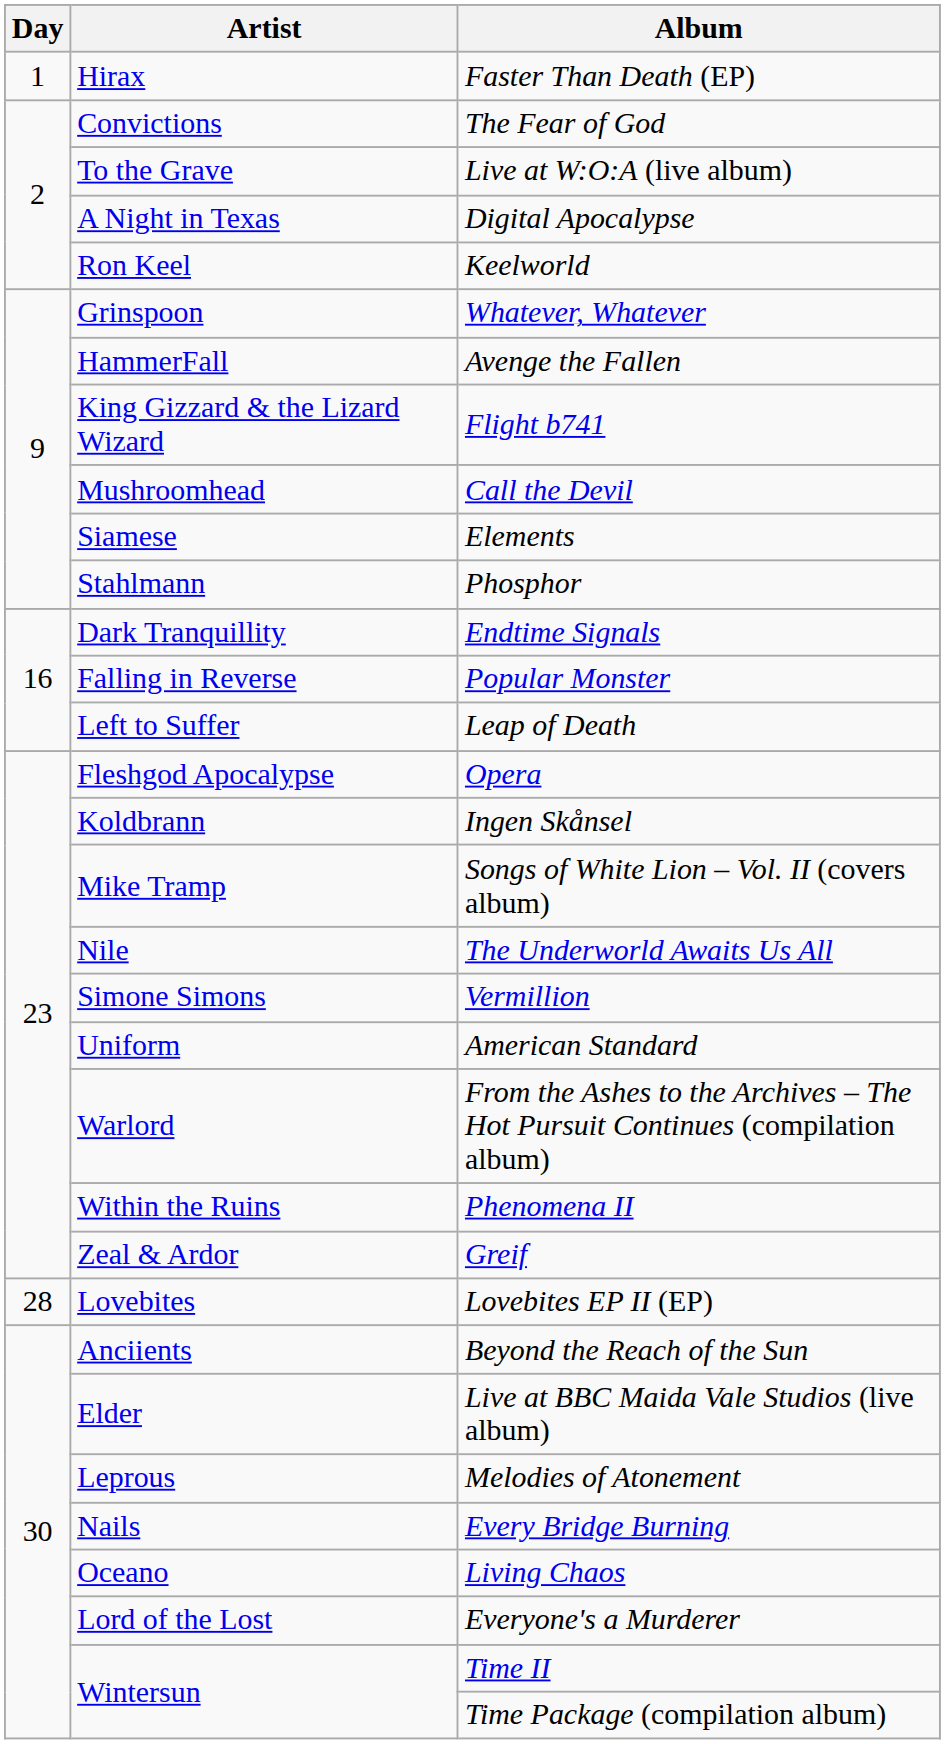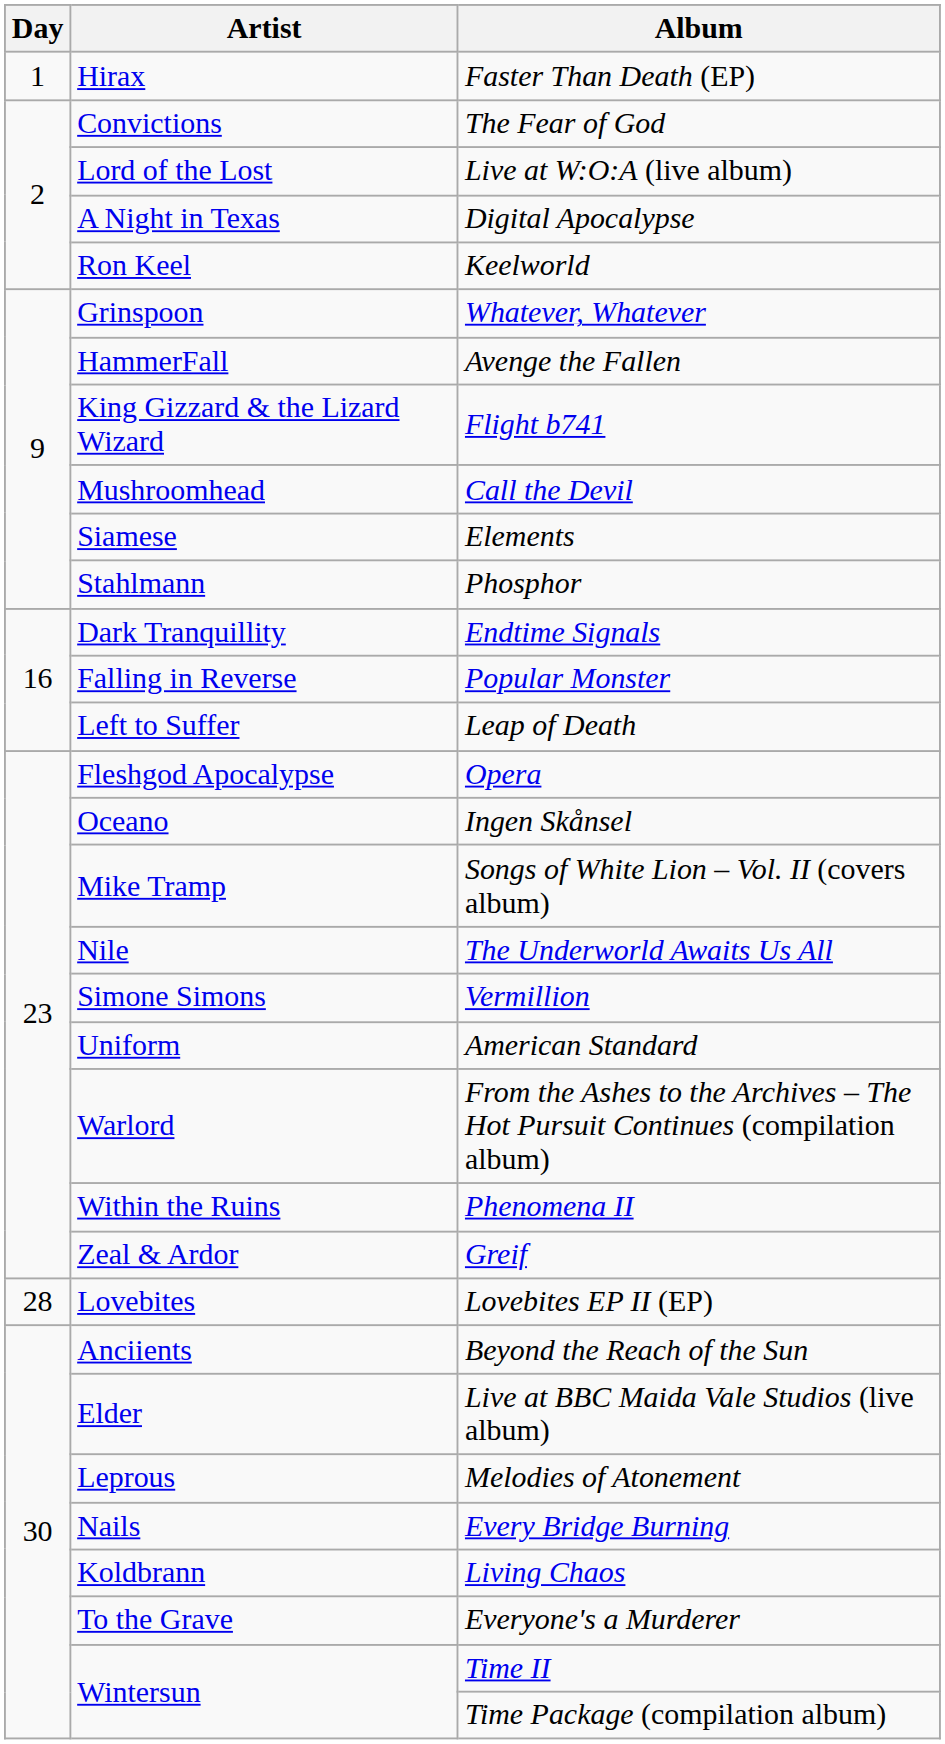(155, 170) To the Grave -> (175, 170) Lord of the Lost
(141, 821) Koldbrann -> (123, 821) Oceano
(123, 1572) Oceano -> (141, 1572) Koldbrann
(175, 1620) Lord of the Lost -> (155, 1620) To the Grave
